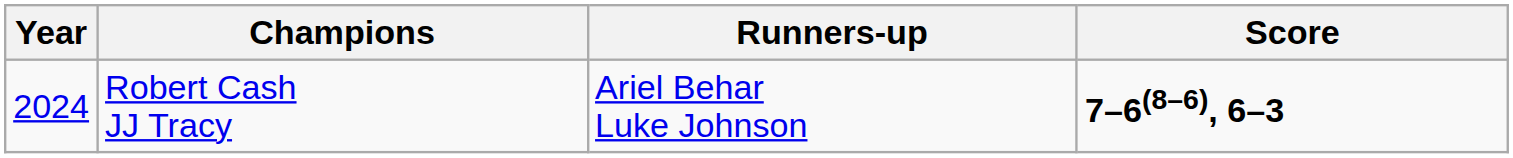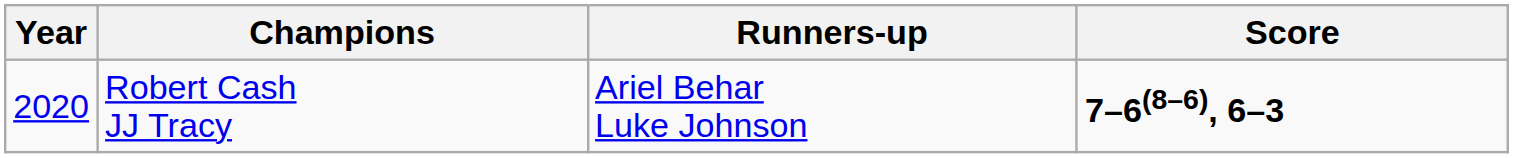(51, 105) 2024 -> (51, 105) 2020
